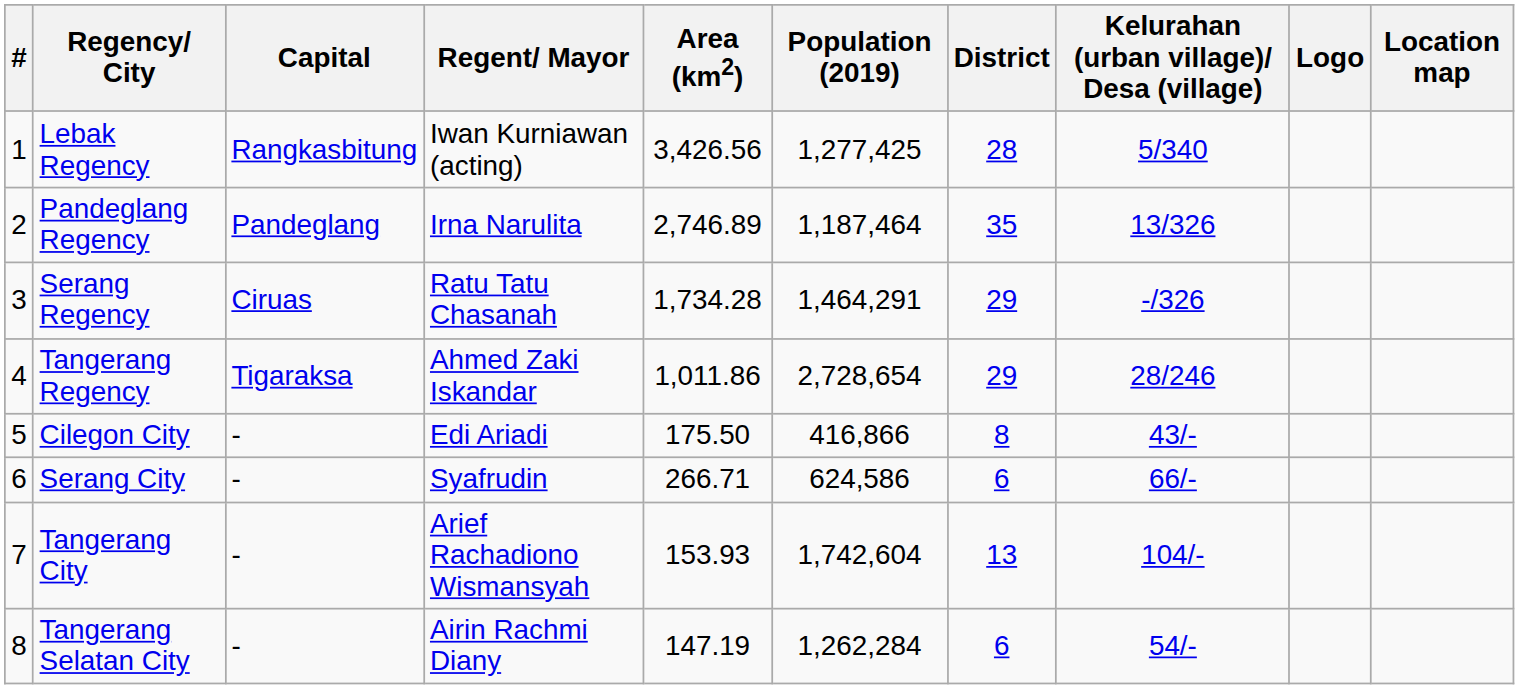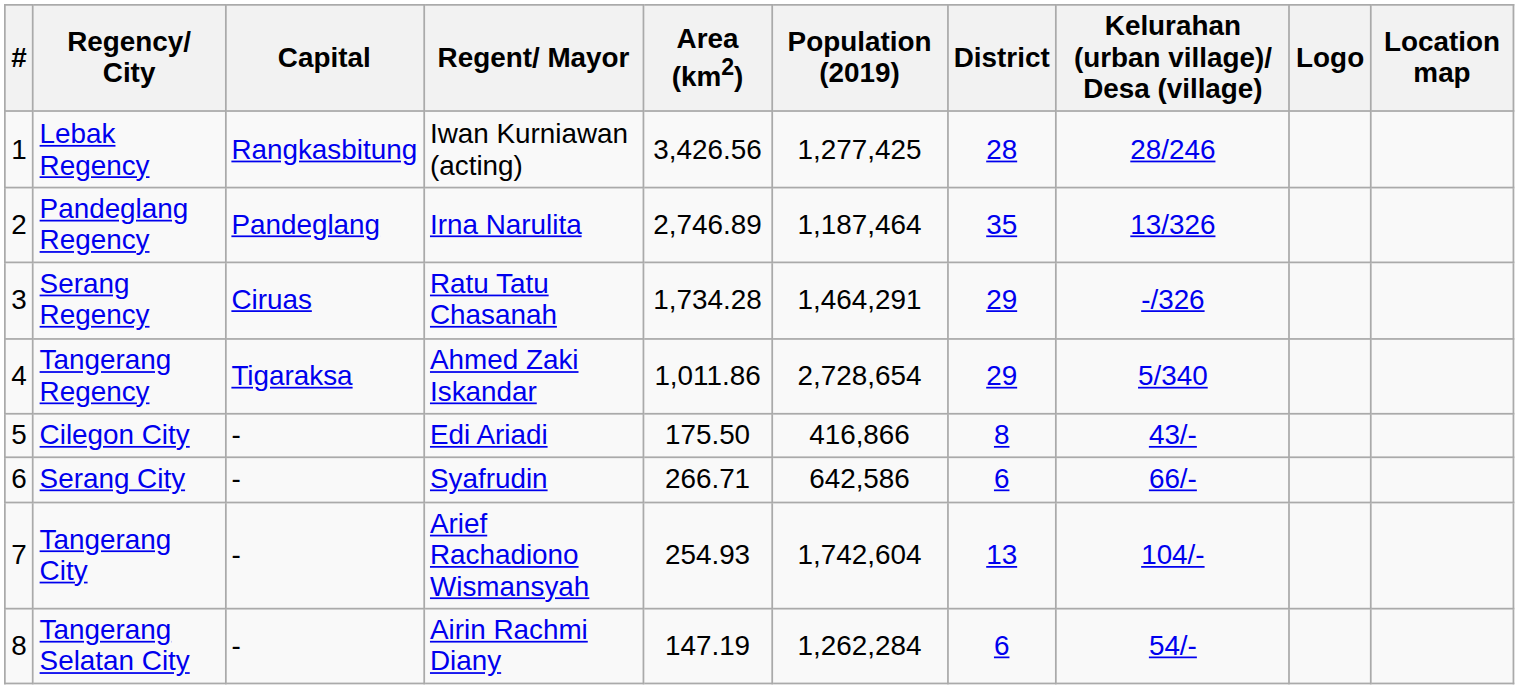(1173, 149) 5/340 -> (1173, 149) 28/246
(1173, 375) 28/246 -> (1173, 375) 5/340
(860, 479) 624,586 -> (860, 479) 642,586
(708, 554) 153.93 -> (708, 554) 254.93
